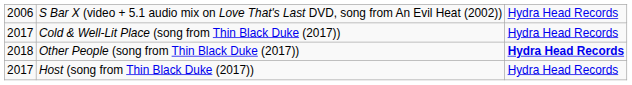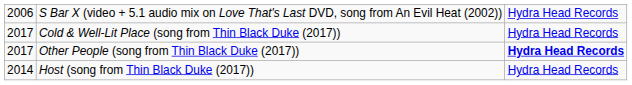(20, 51) 2018 -> (20, 51) 2017
(20, 70) 2017 -> (20, 70) 2014
